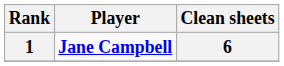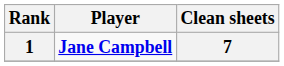(228, 46) 6 -> (228, 46) 7
